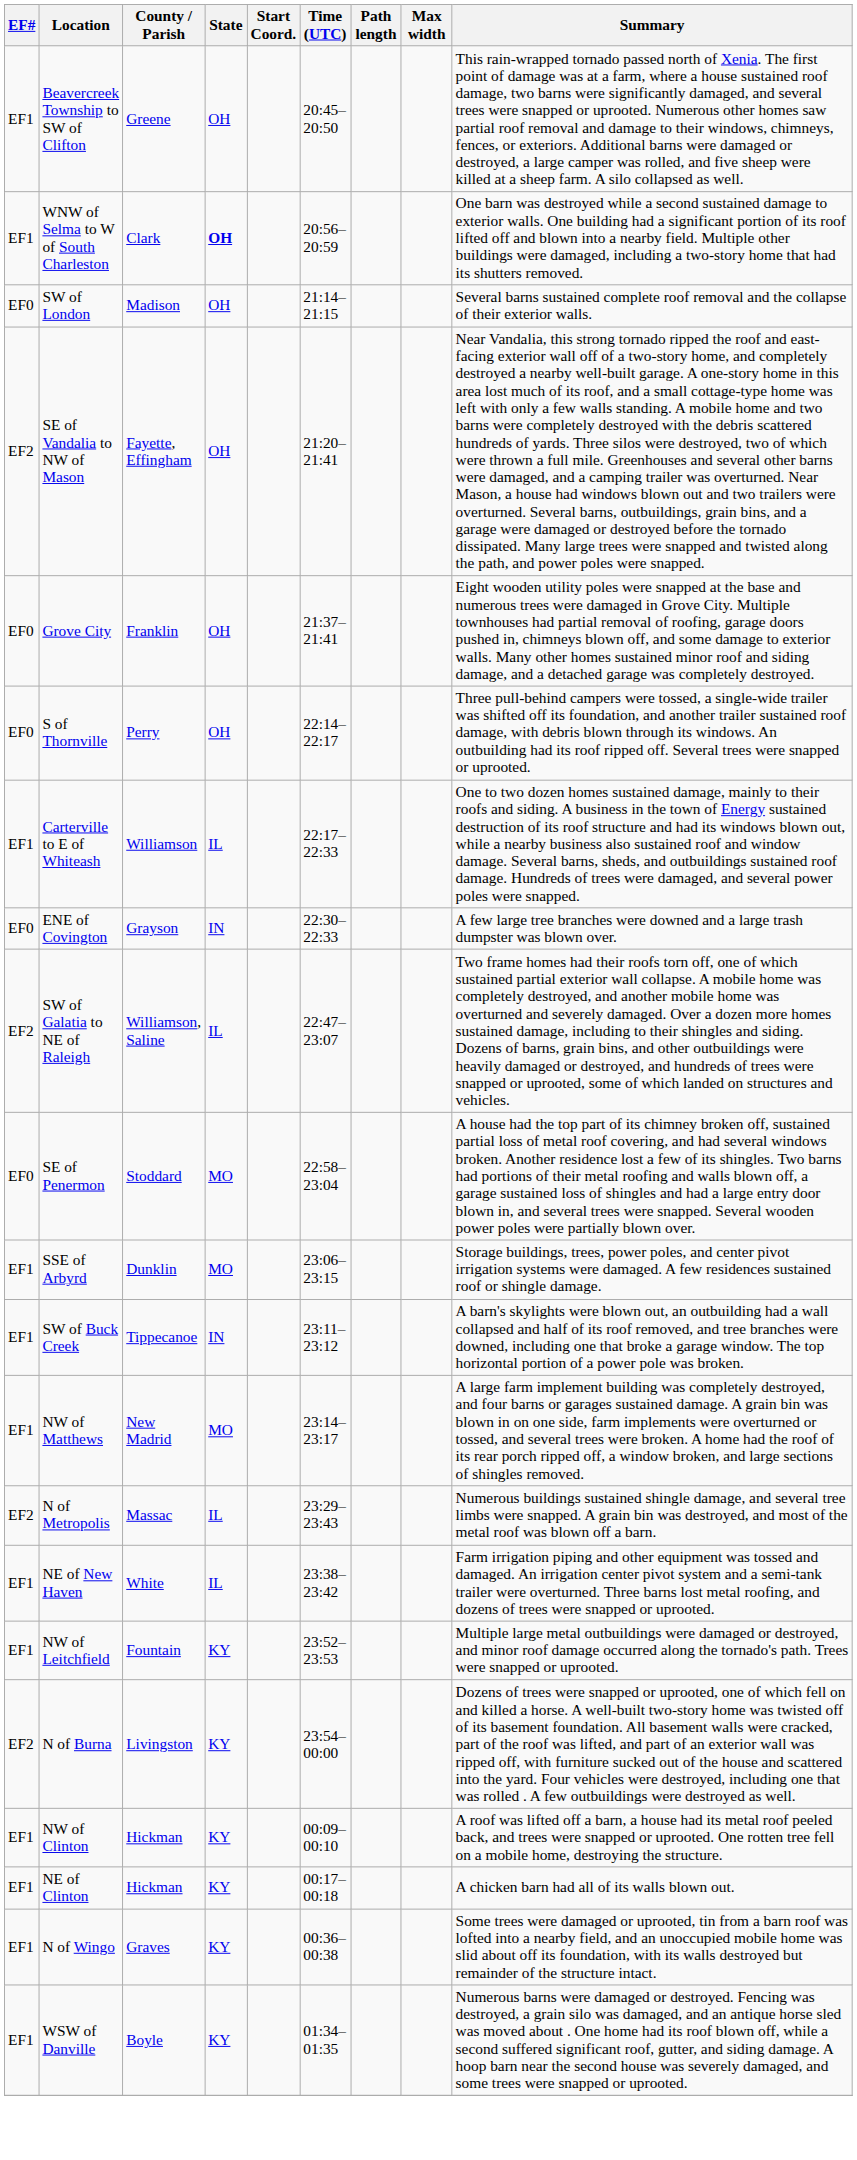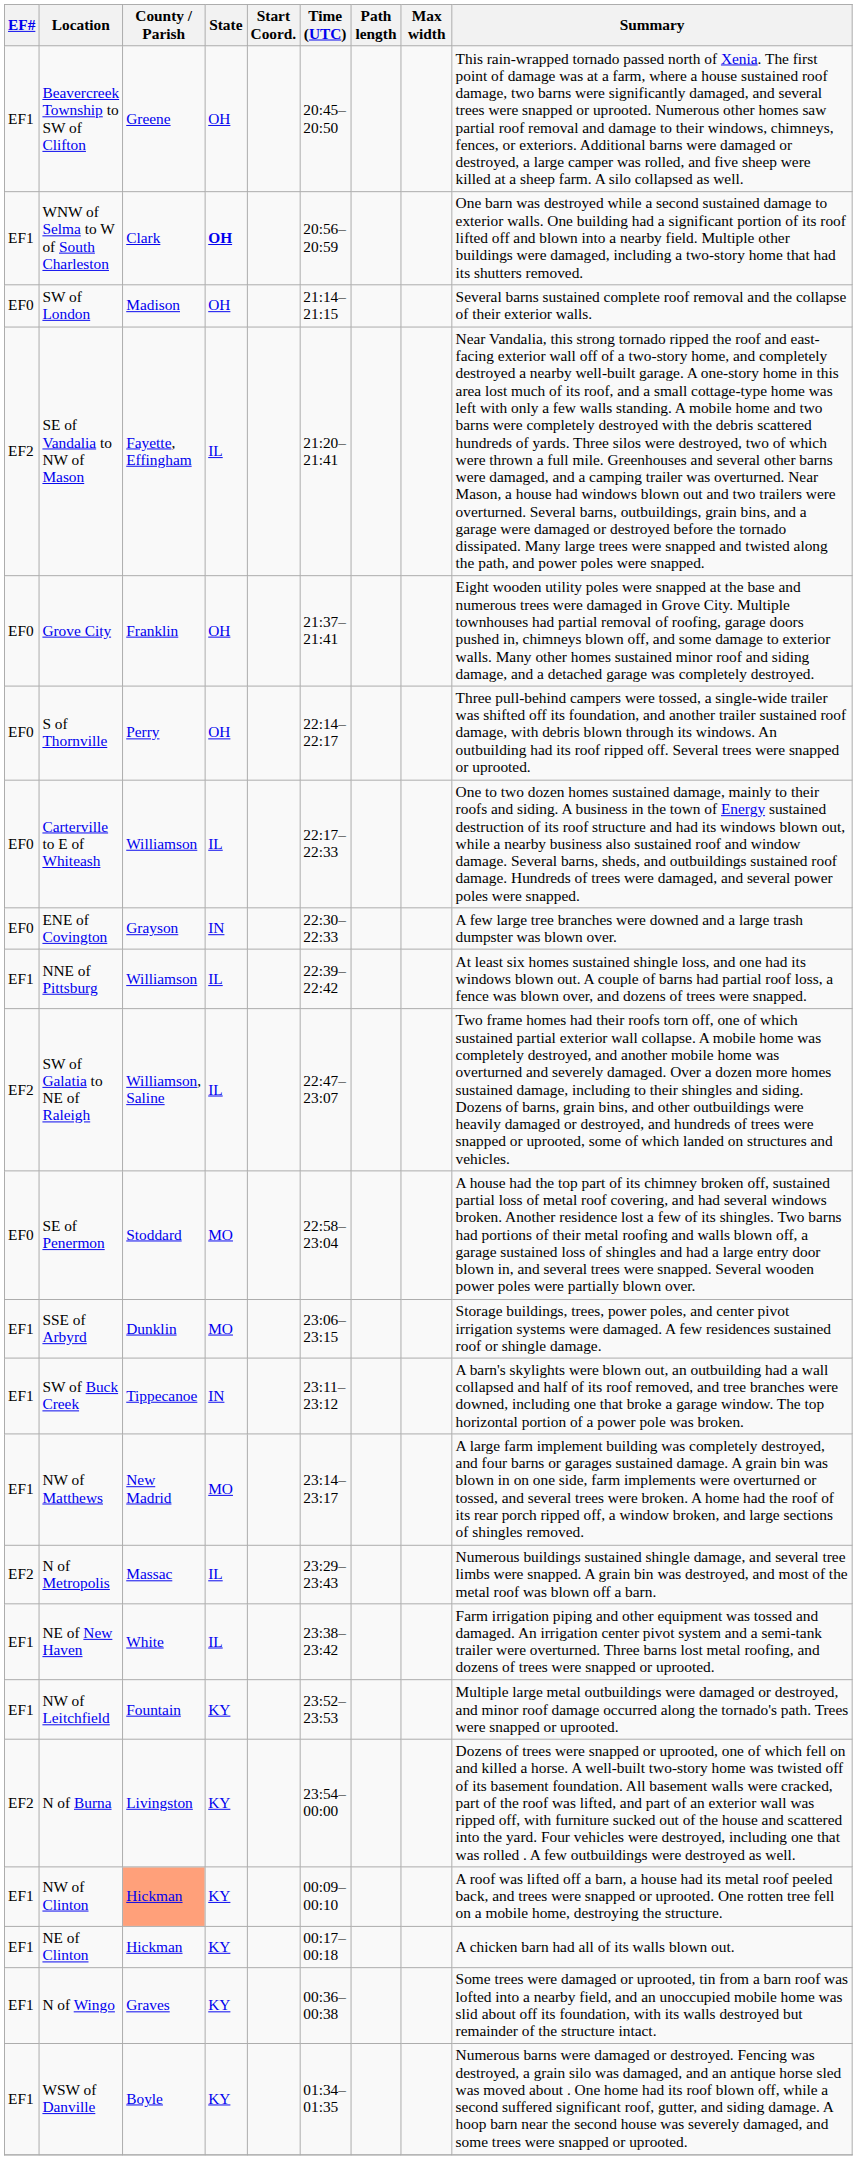(219, 451) OH -> (215, 451) IL
(21, 843) EF1 -> (21, 843) EF0
+ row: (70, 978)
(154, 1837) no background -> (154, 1896) lightsalmon background
